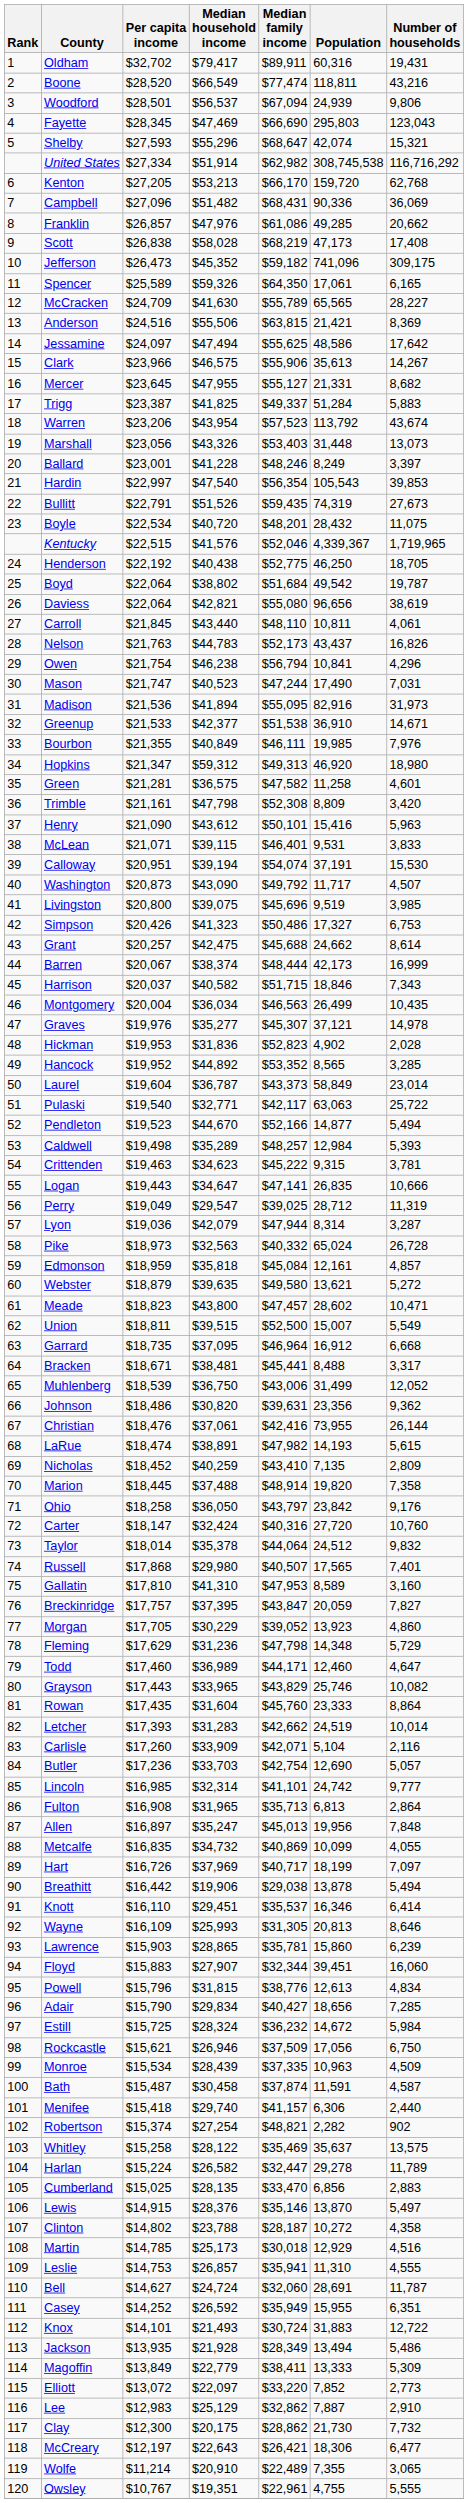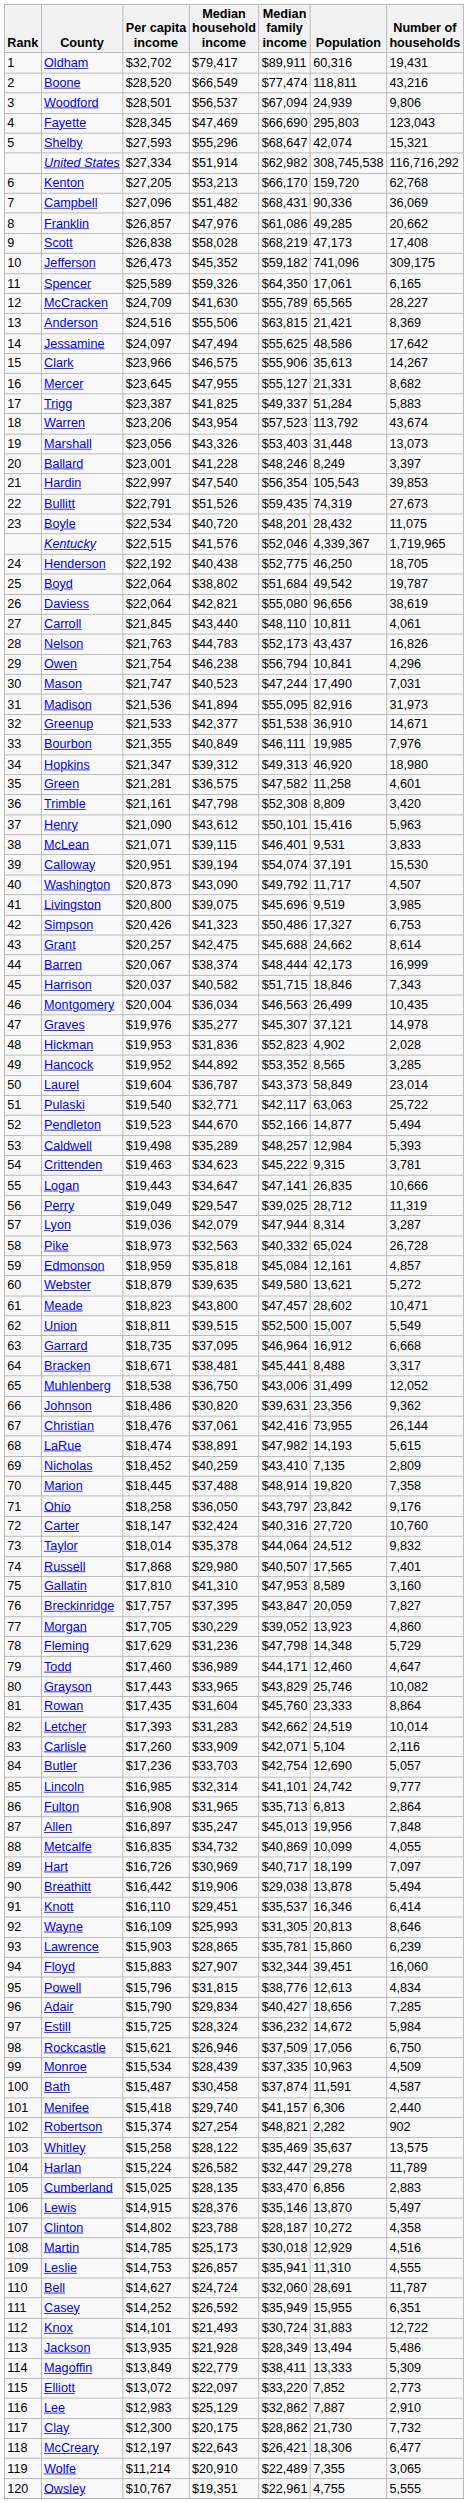(215, 764) $59,312 -> (215, 764) $39,312
(149, 1386) $18,539 -> (149, 1386) $18,538
(215, 1867) $37,969 -> (215, 1867) $30,969
